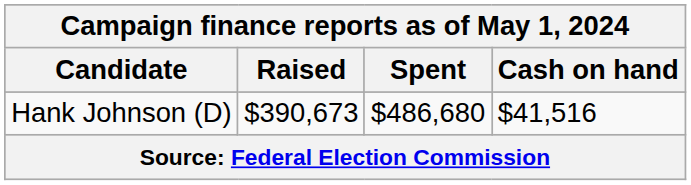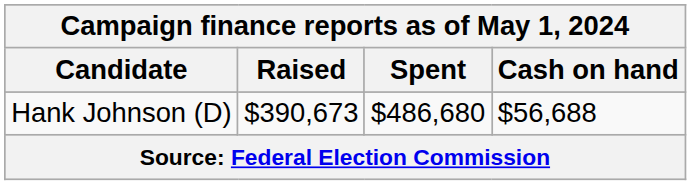(547, 112) $41,516 -> (547, 112) $56,688
